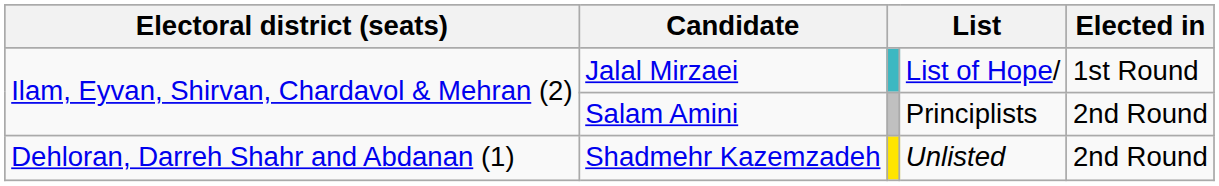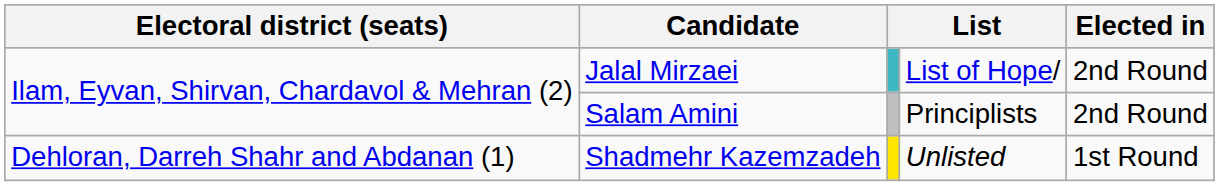(1136, 69) 1st Round -> (1140, 69) 2nd Round
(1140, 157) 2nd Round -> (1136, 157) 1st Round
